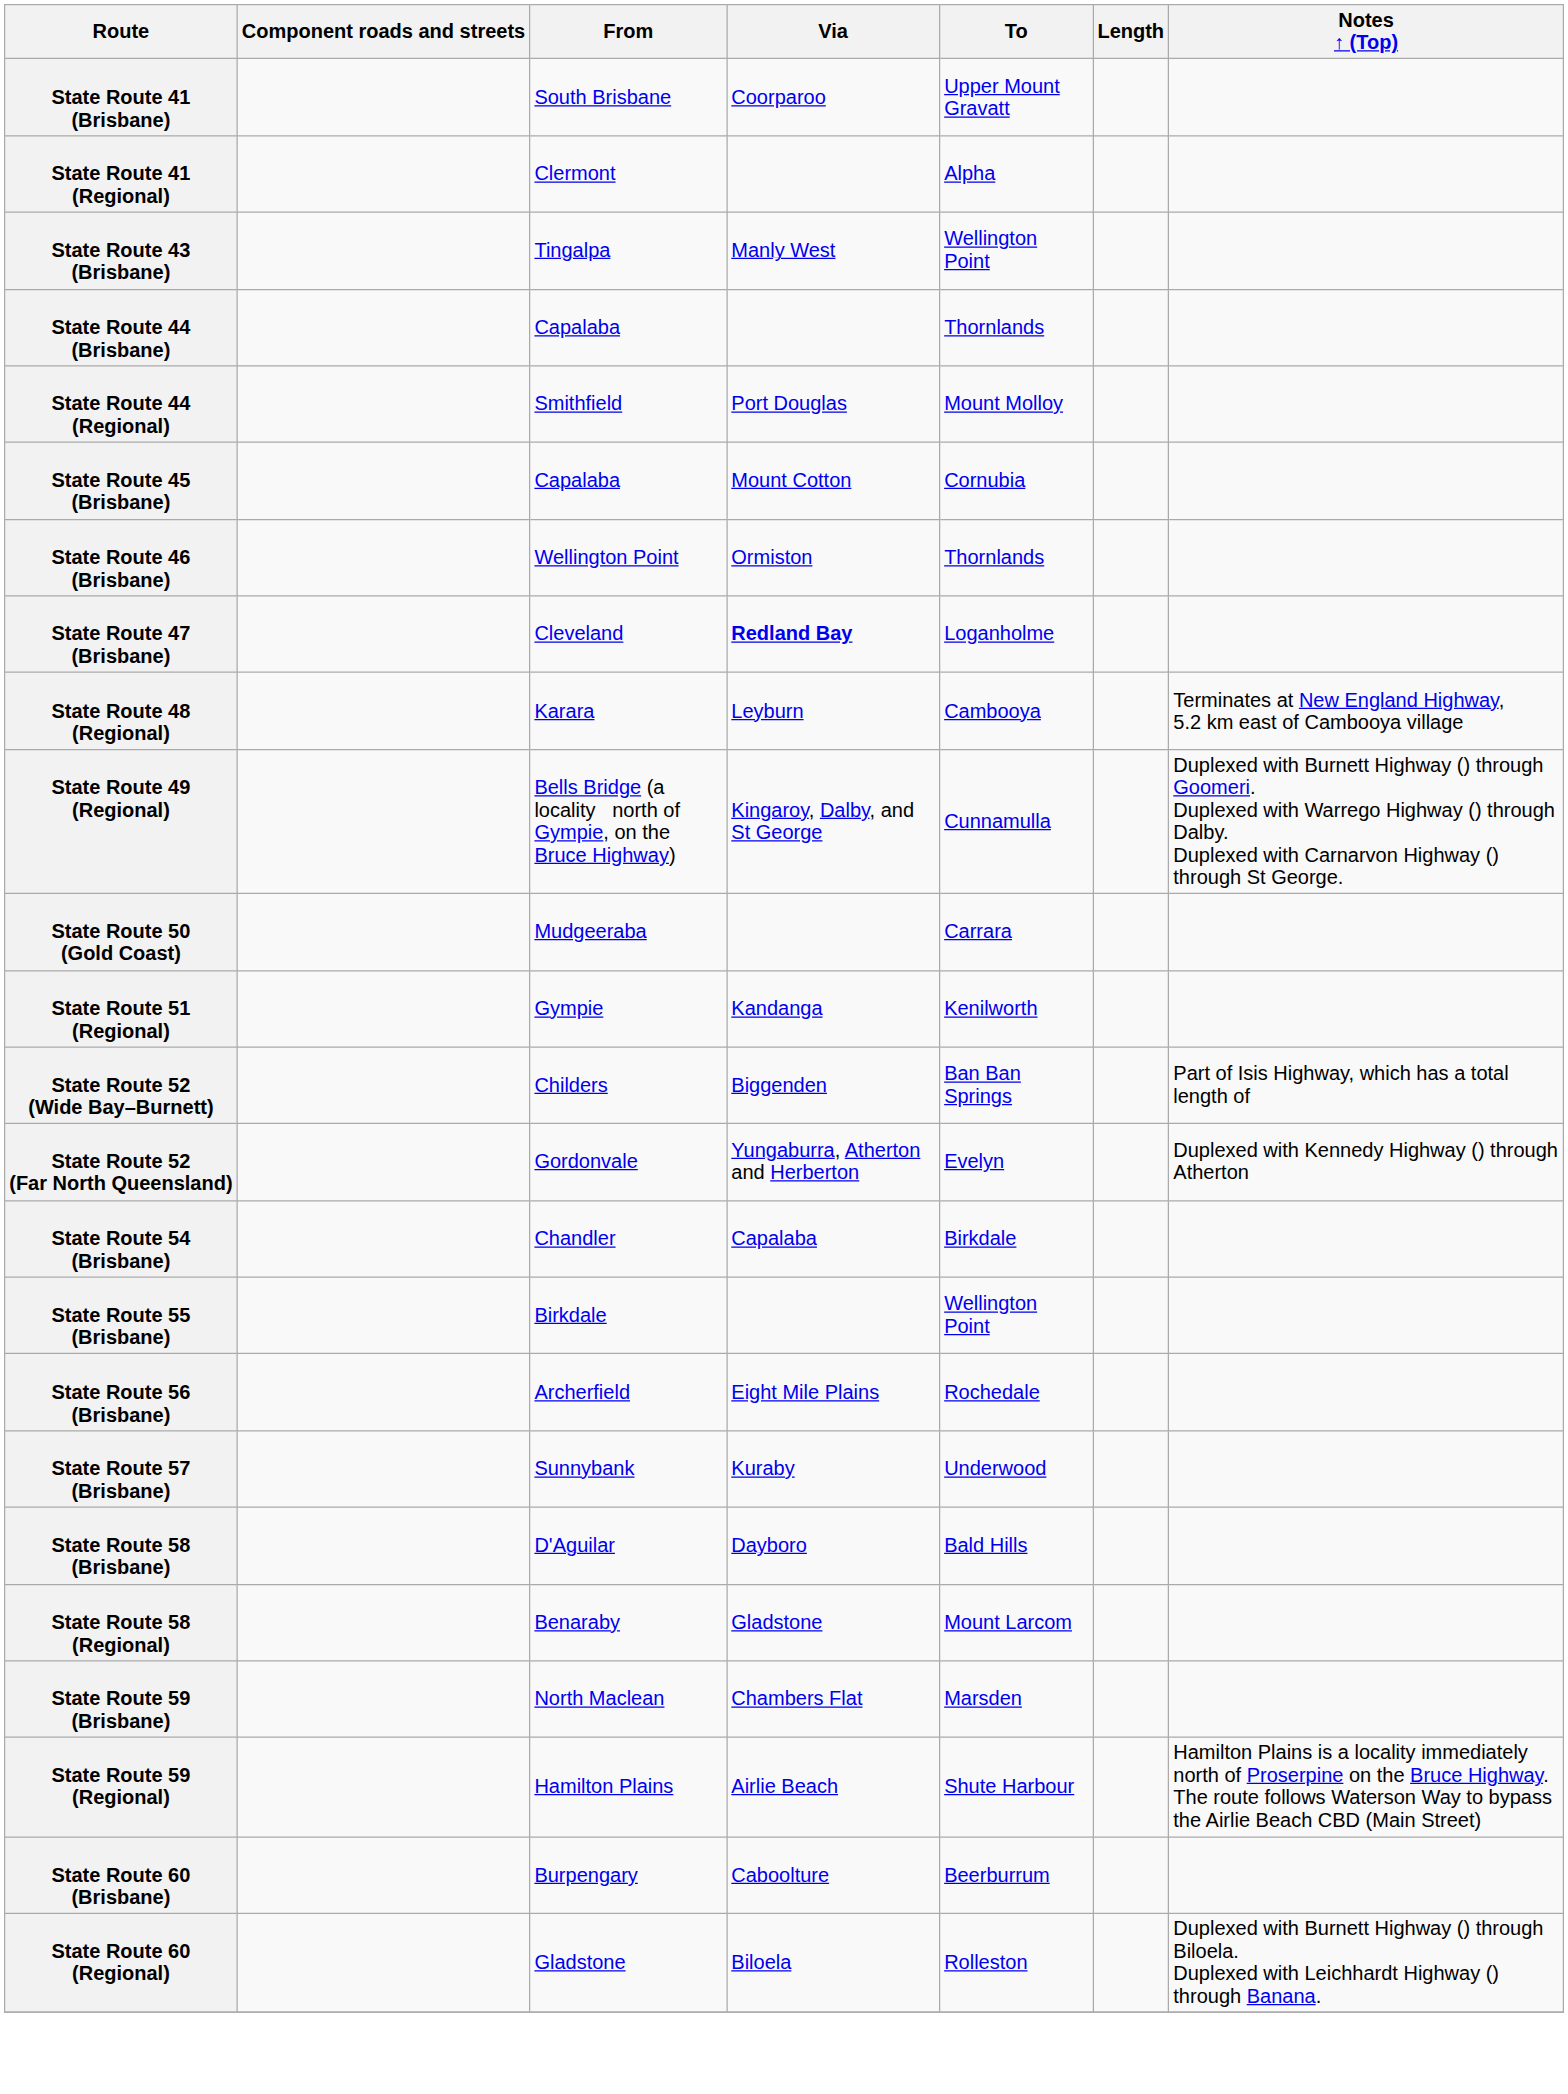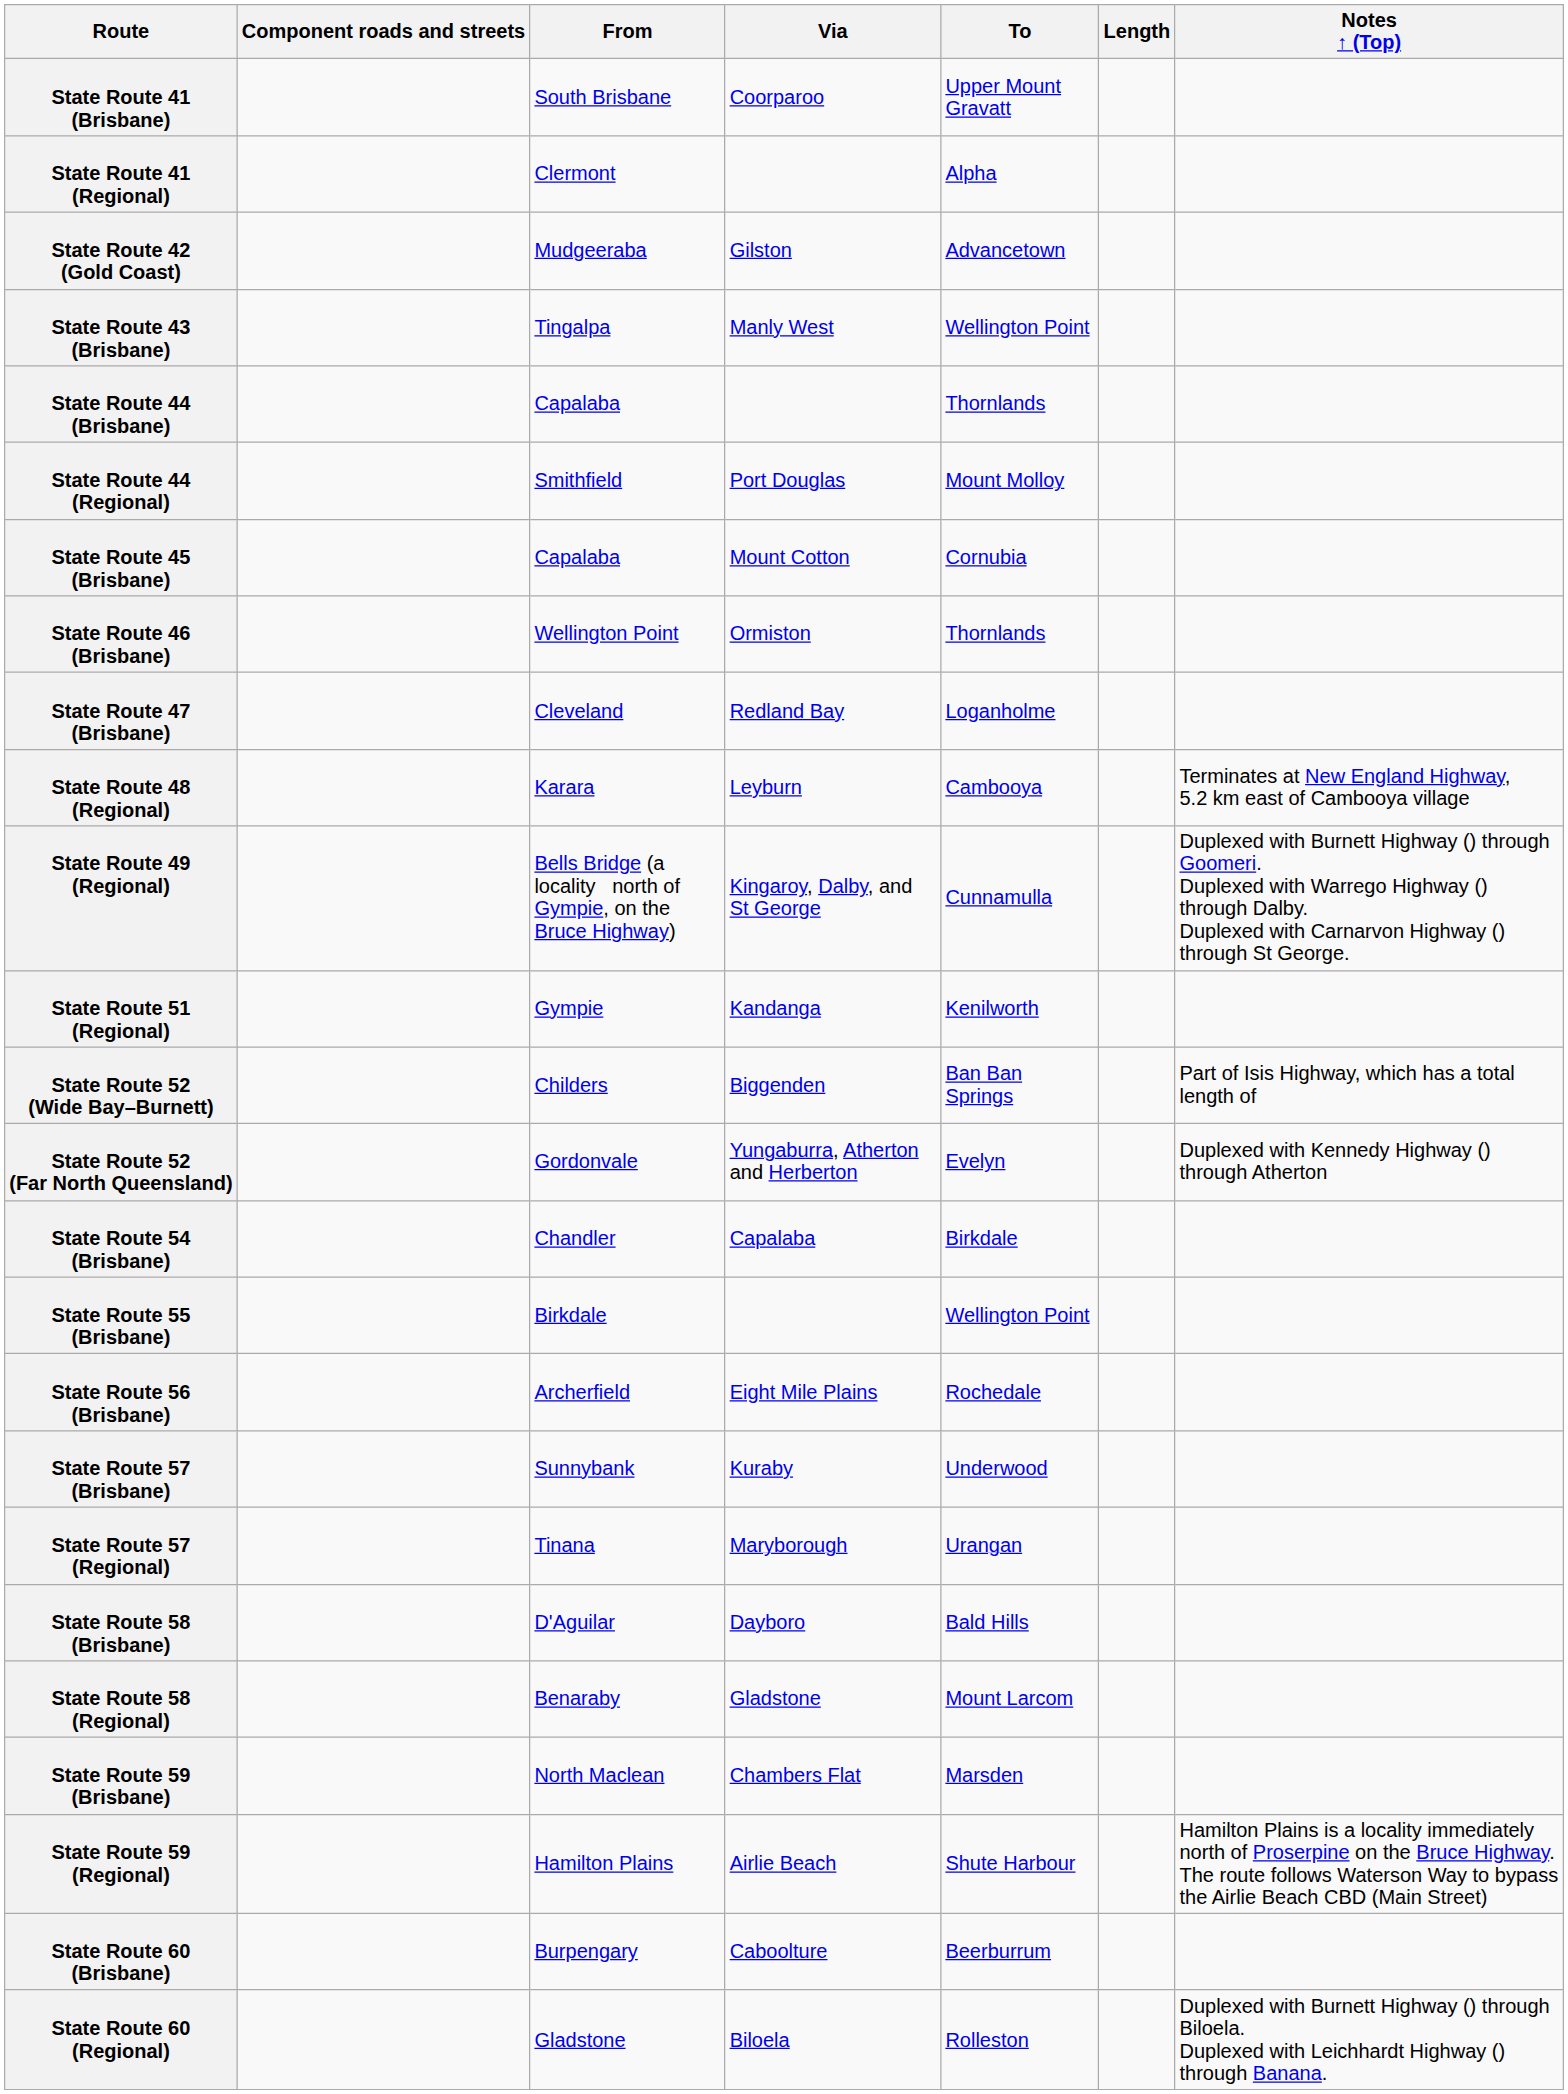+ row: (121, 261)
(792, 634) bold -> (787, 710) normal
- row: (121, 943)
+ row: (121, 1556)
